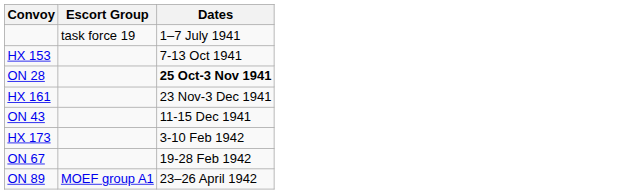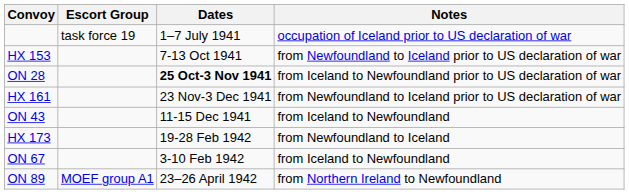+ column: (449, 14)
(202, 138) 3-10 Feb 1942 -> (206, 138) 19-28 Feb 1942
(206, 158) 19-28 Feb 1942 -> (202, 158) 3-10 Feb 1942
